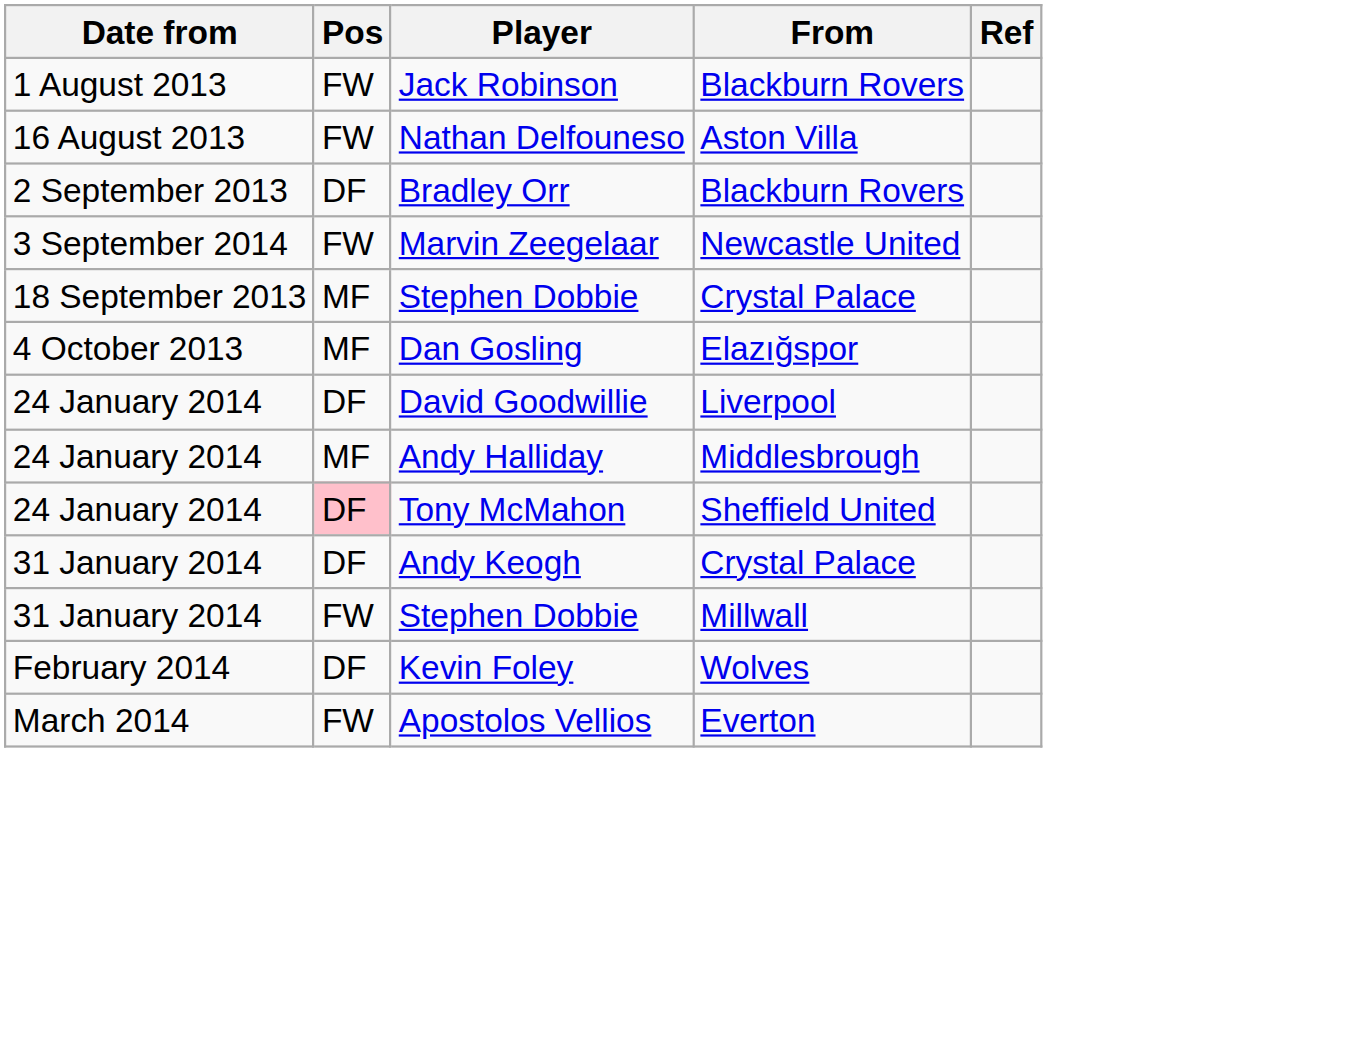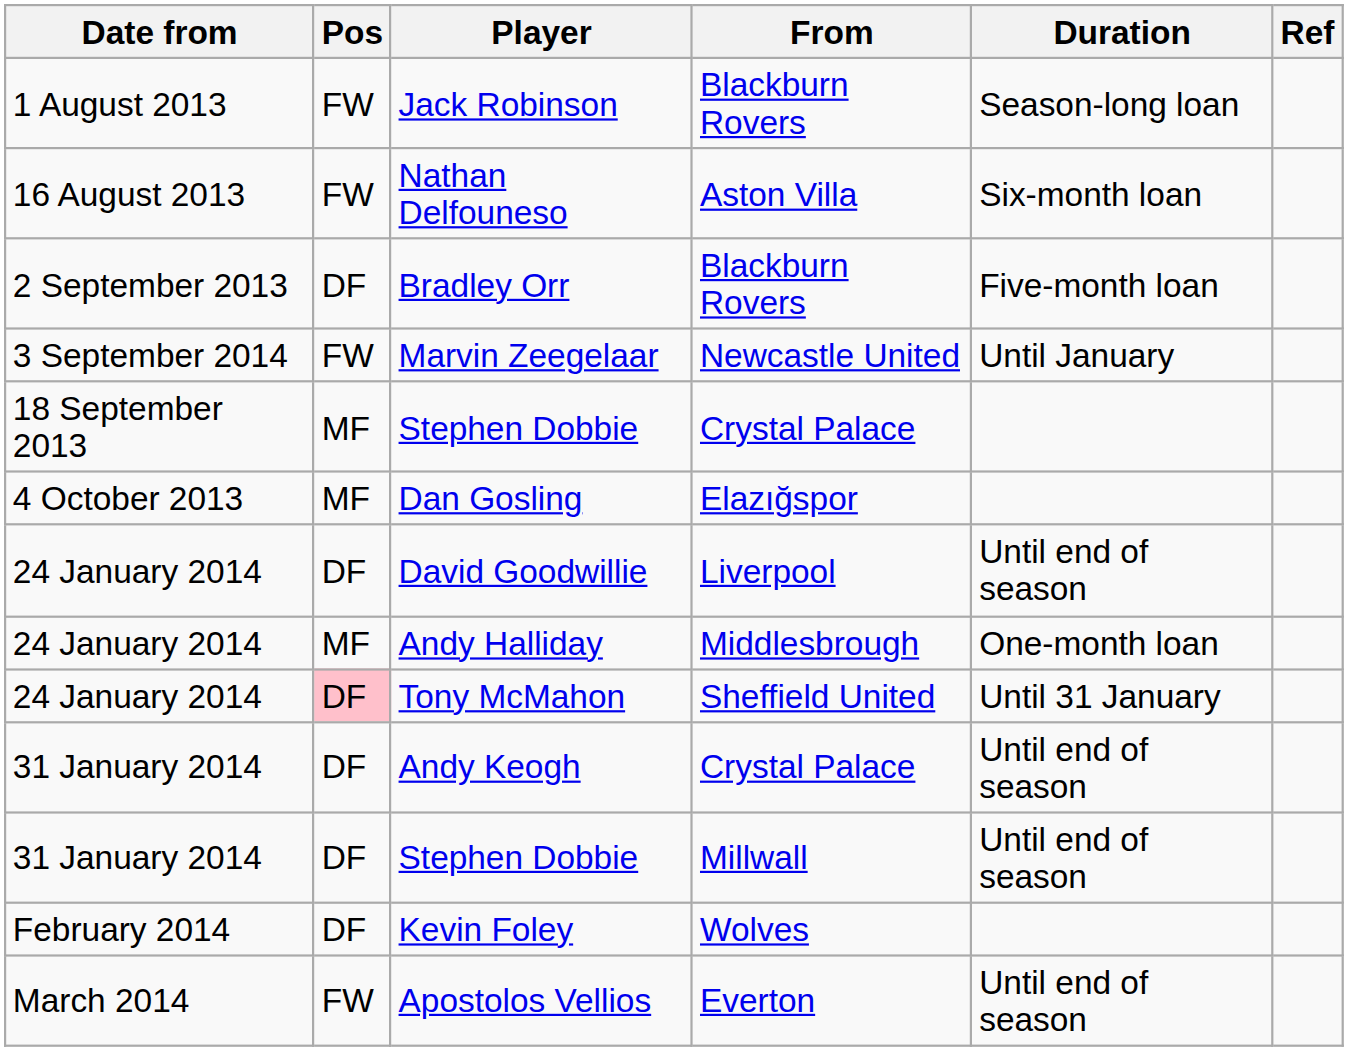+ column: (1122, 32)
(348, 614) FW -> (344, 857) DF
